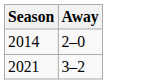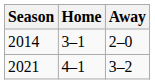+ column: (82, 16)
